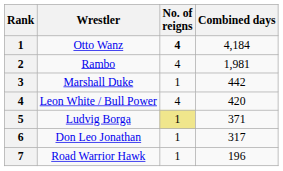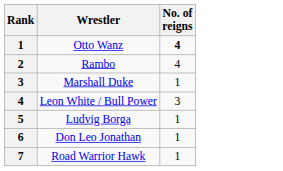- column: (237, 20)
(177, 100) 4 -> (177, 100) 3
(177, 119) khaki background -> (177, 119) no background
